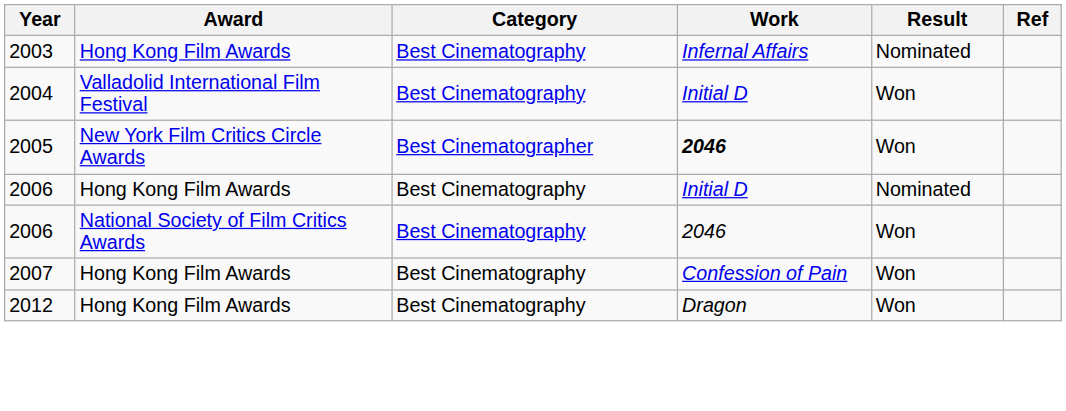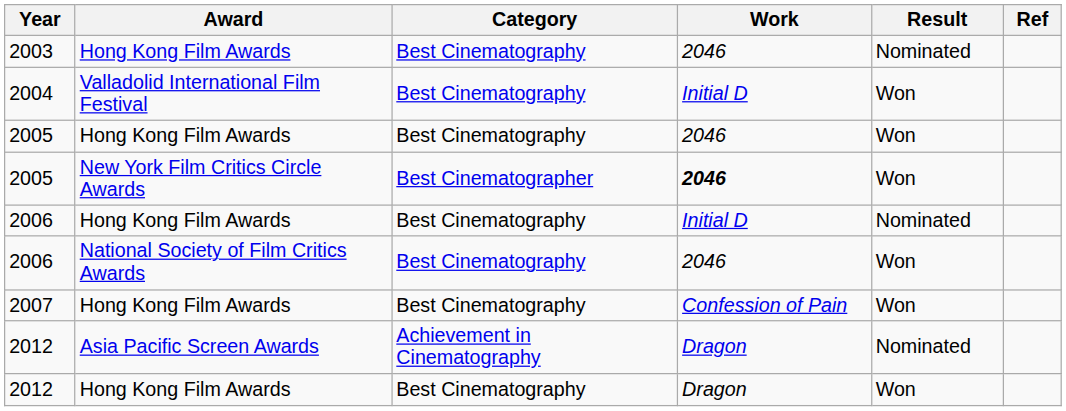(745, 51) Infernal Affairs -> (704, 51) 2046
+ row: (31, 135)
+ row: (31, 347)
